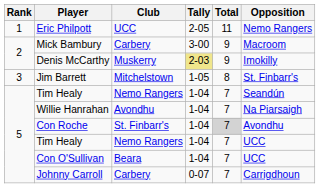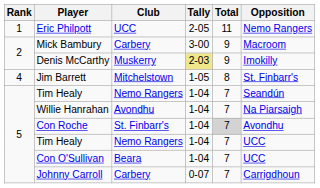(19, 77) 3 -> (19, 77) 4
